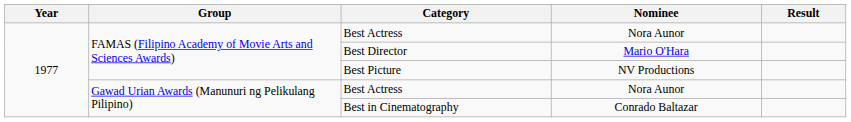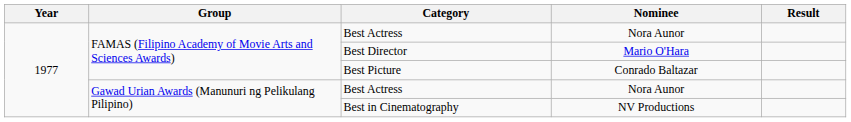(656, 70) NV Productions -> (656, 70) Conrado Baltazar
(656, 107) Conrado Baltazar -> (656, 107) NV Productions
